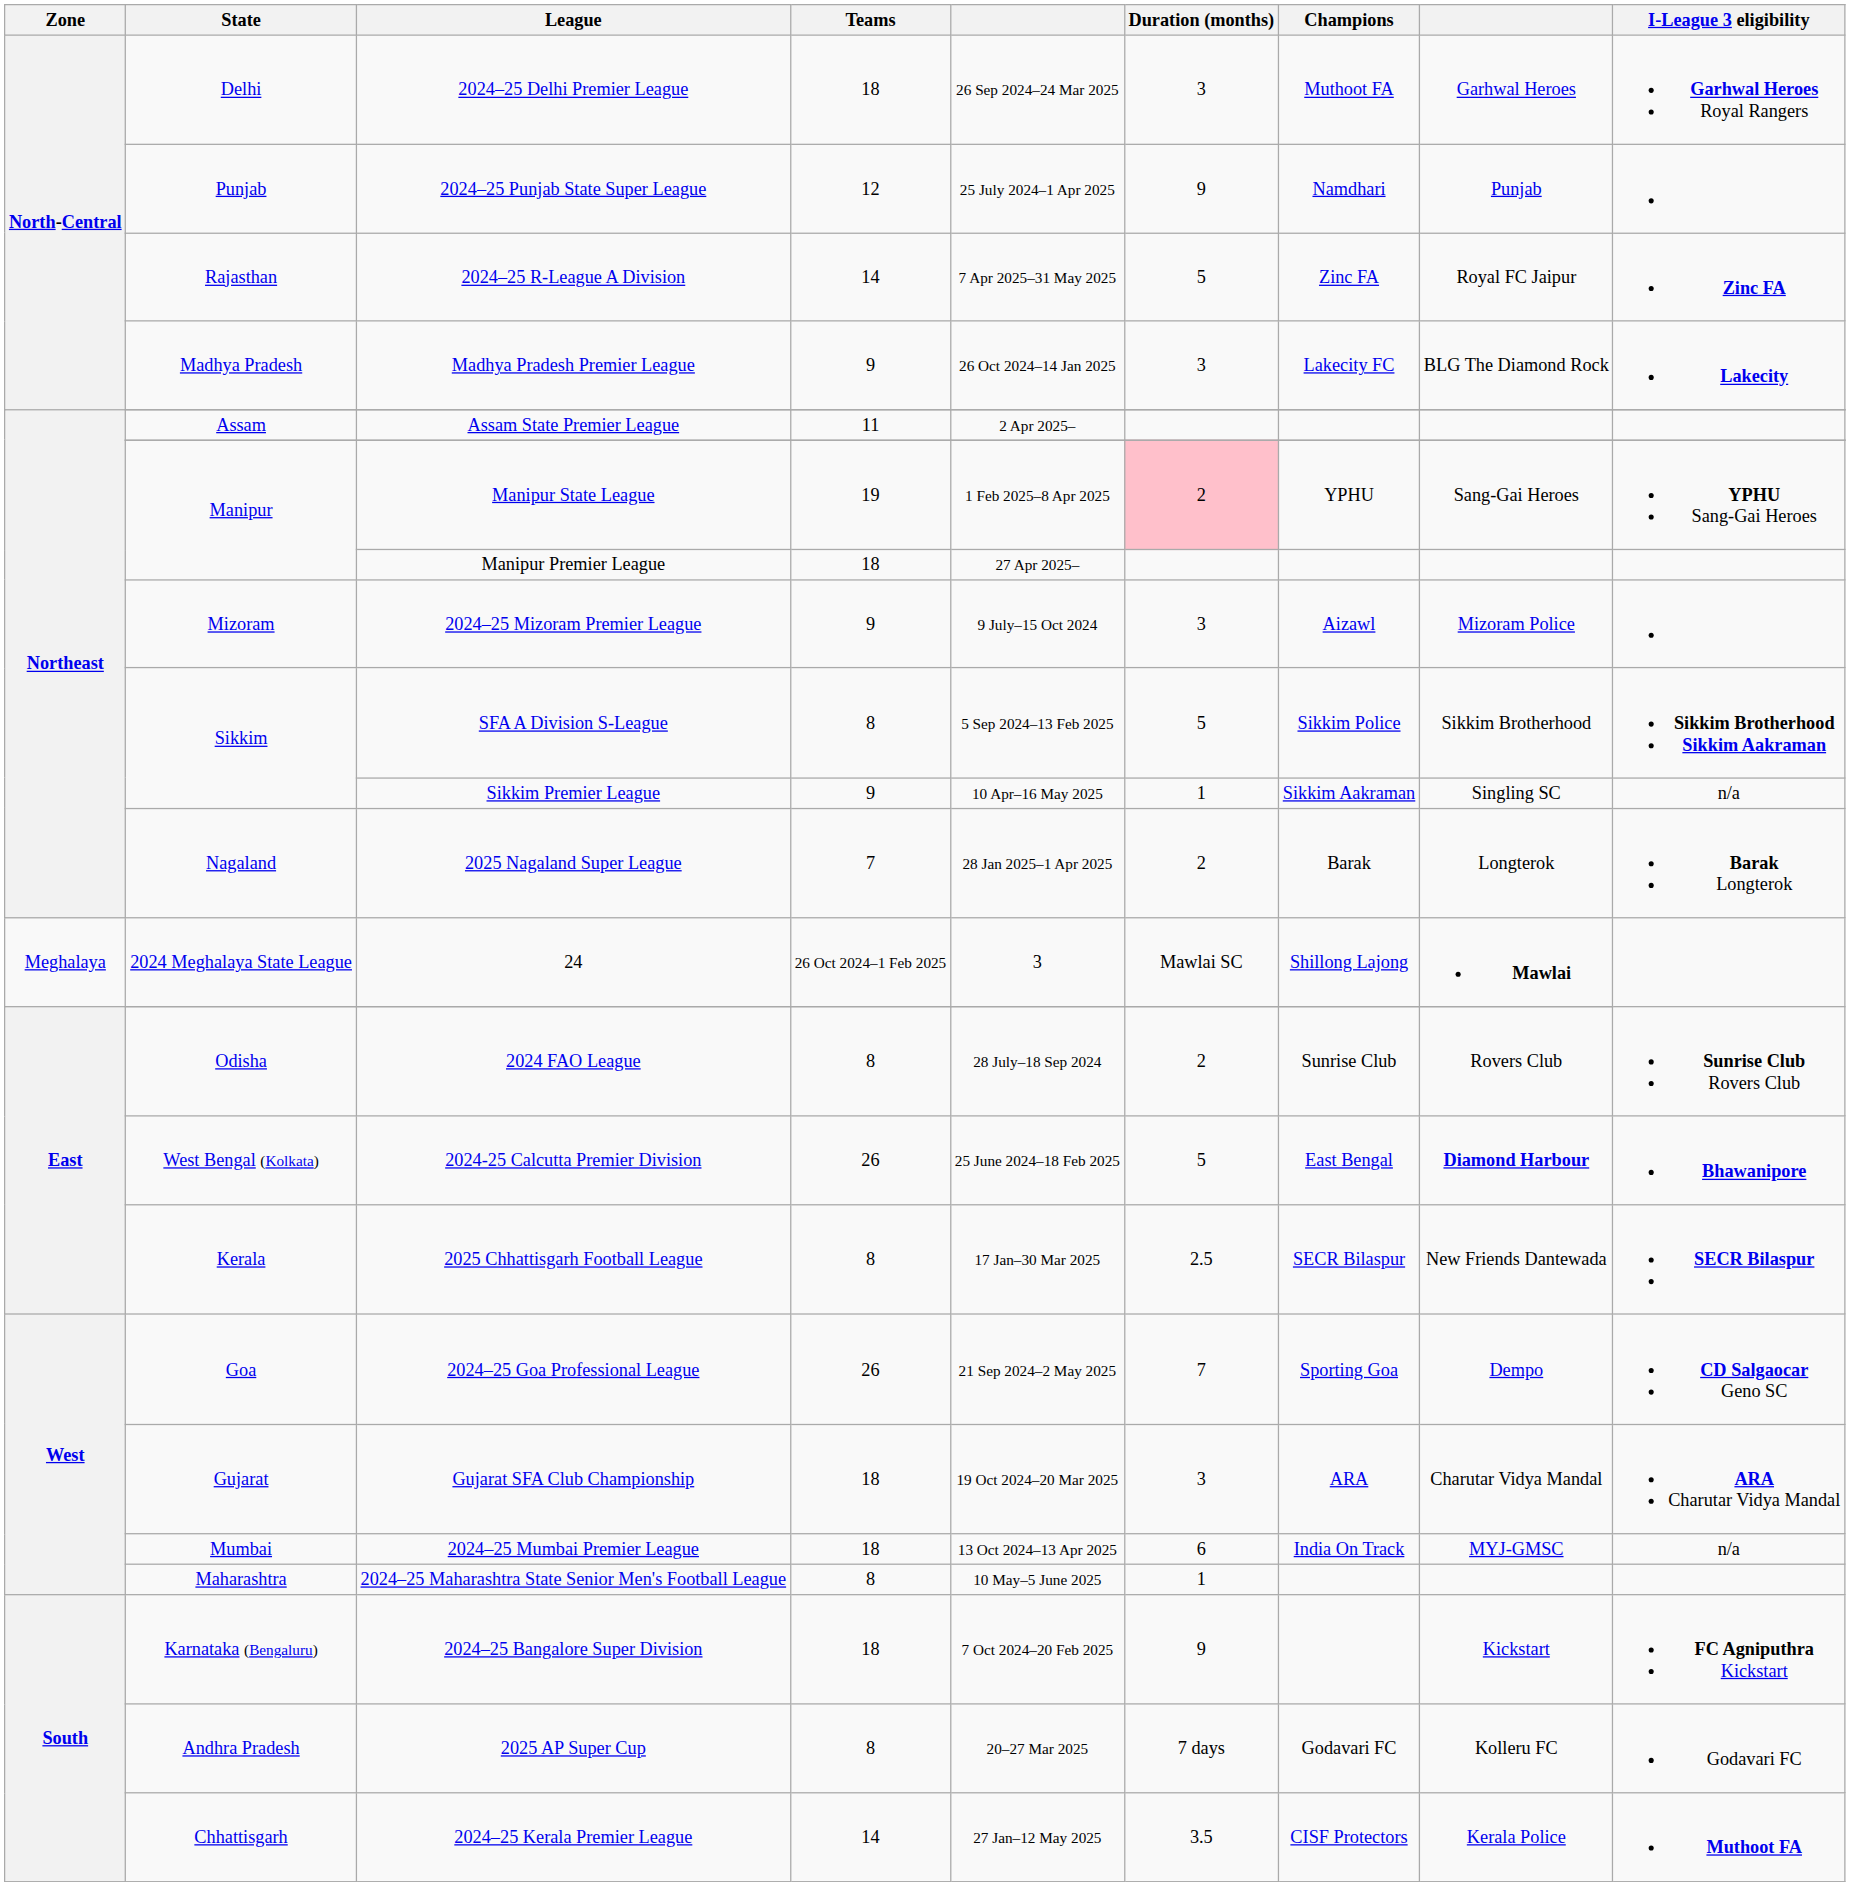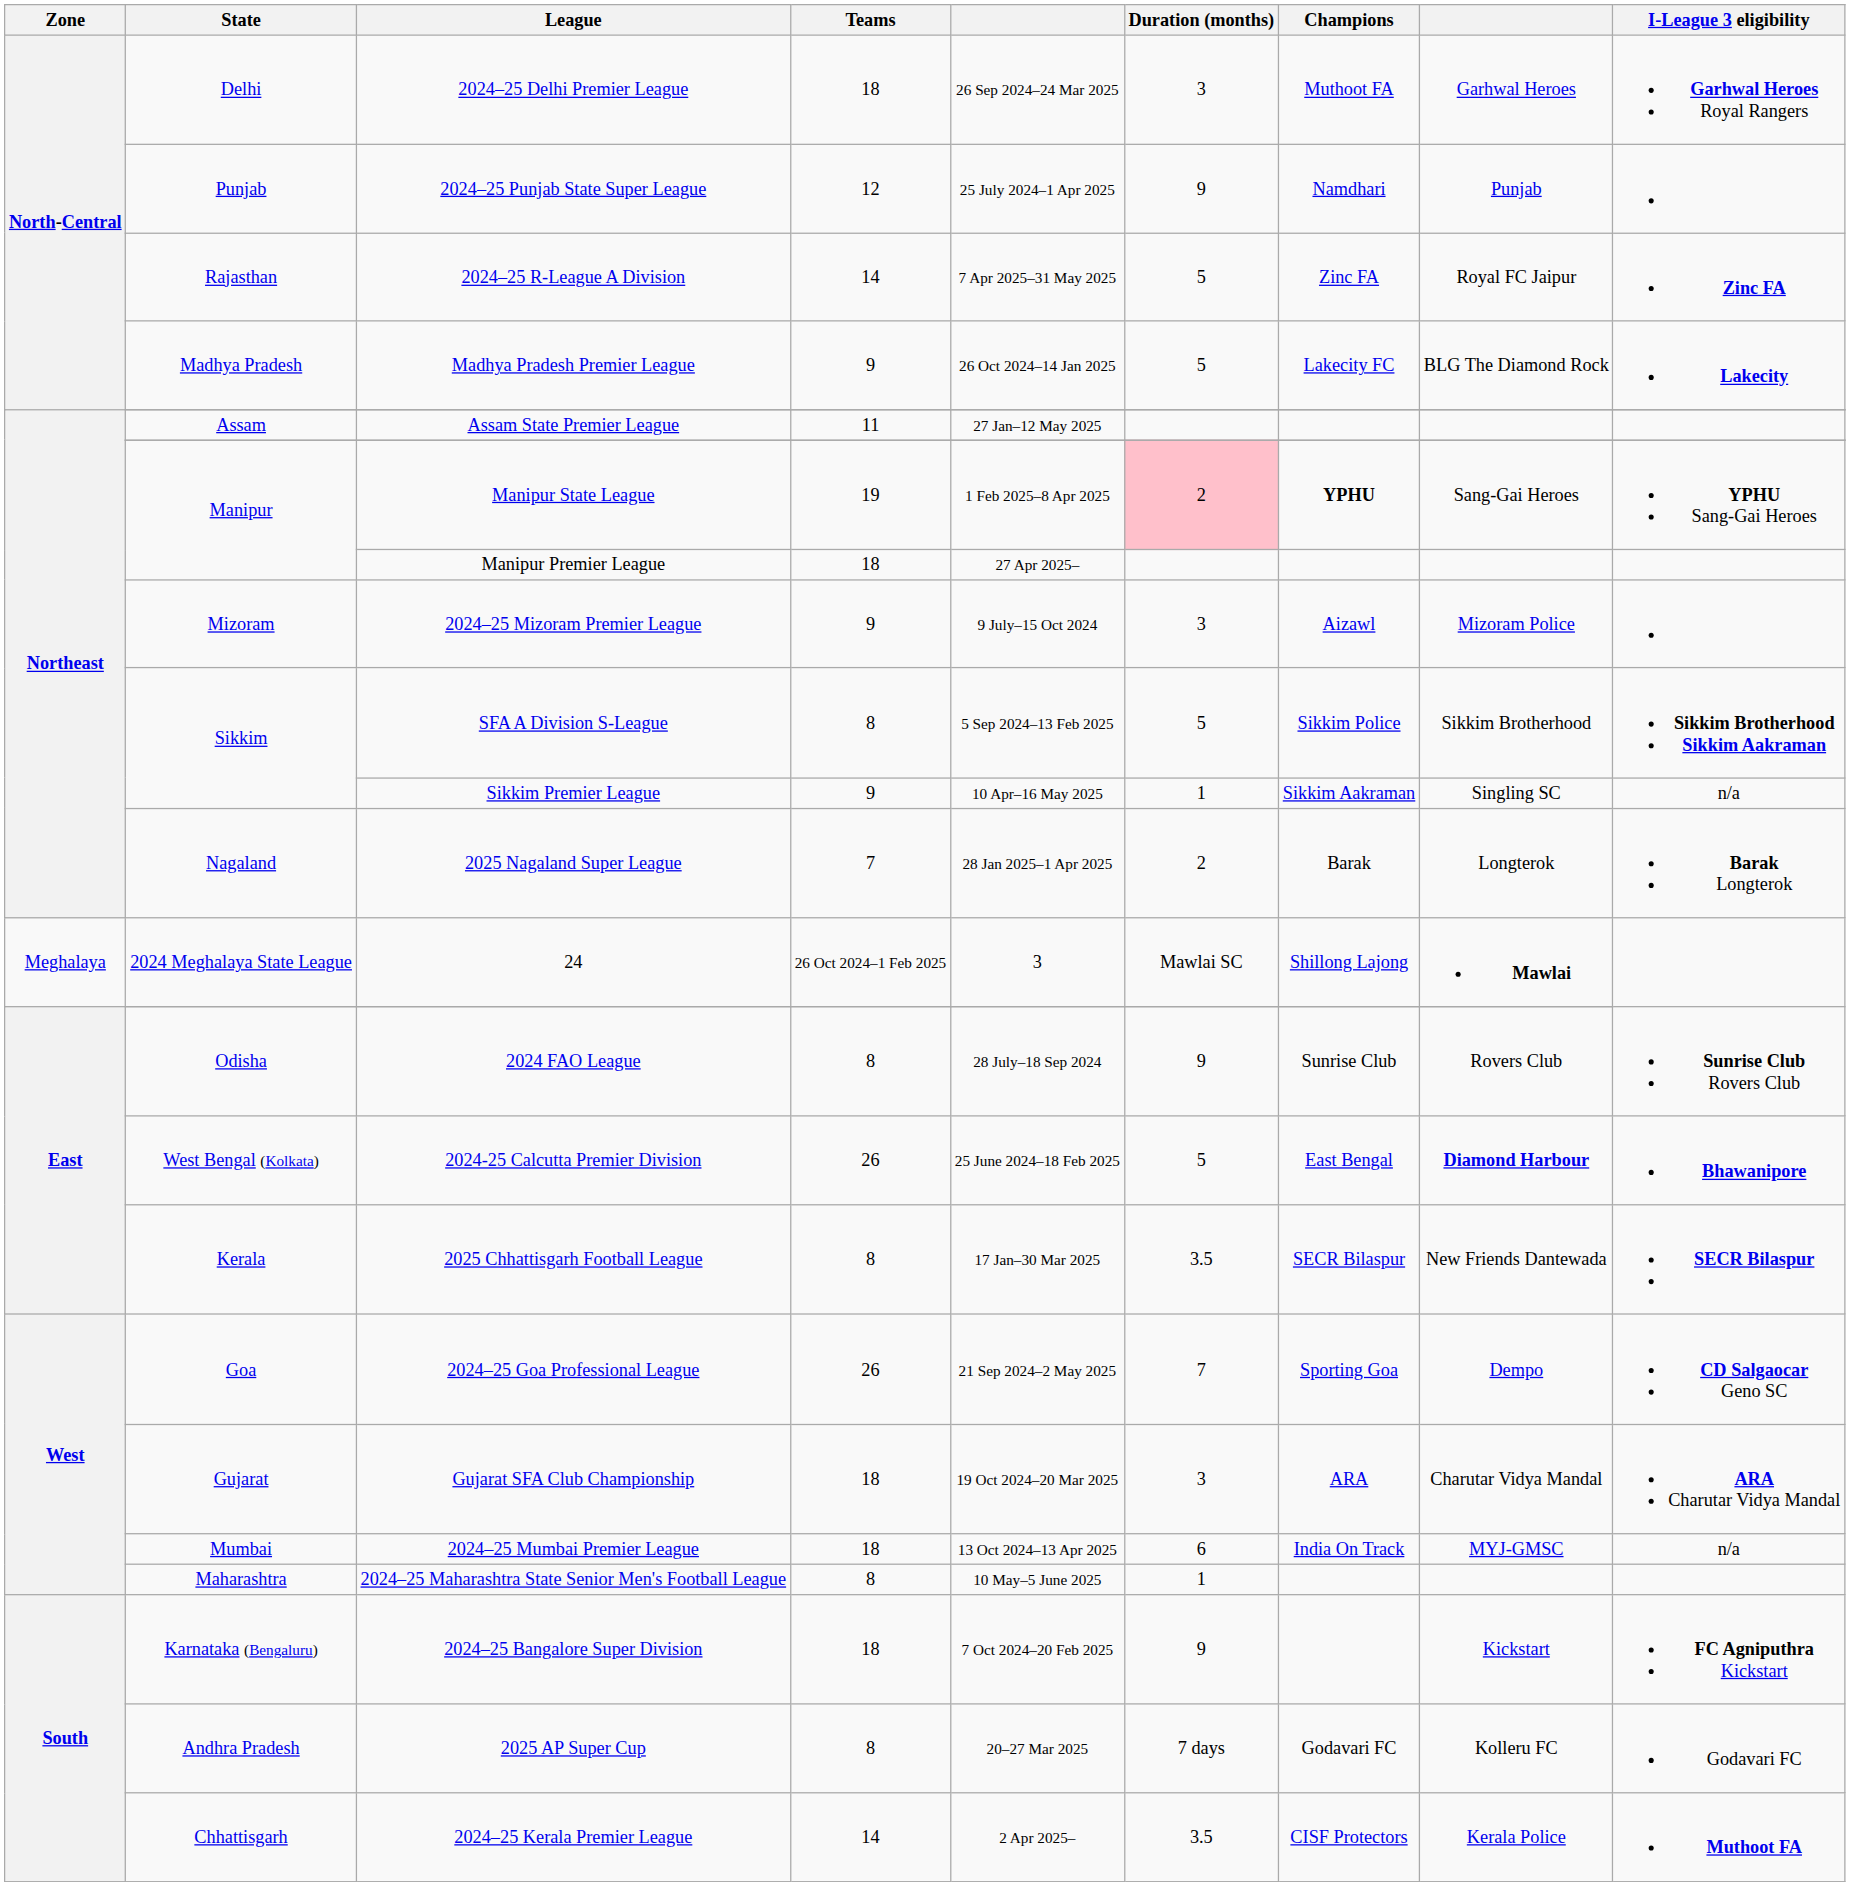(1201, 365) 3 -> (1201, 365) 5
(1037, 426) 2 Apr 2025– -> (1037, 426) 27 Jan–12 May 2025
(1349, 494) normal -> (1349, 494) bold
(1201, 1061) 2 -> (1201, 1061) 9
(1201, 1259) 2.5 -> (1201, 1259) 3.5
(1037, 1838) 27 Jan–12 May 2025 -> (1037, 1838) 2 Apr 2025–
